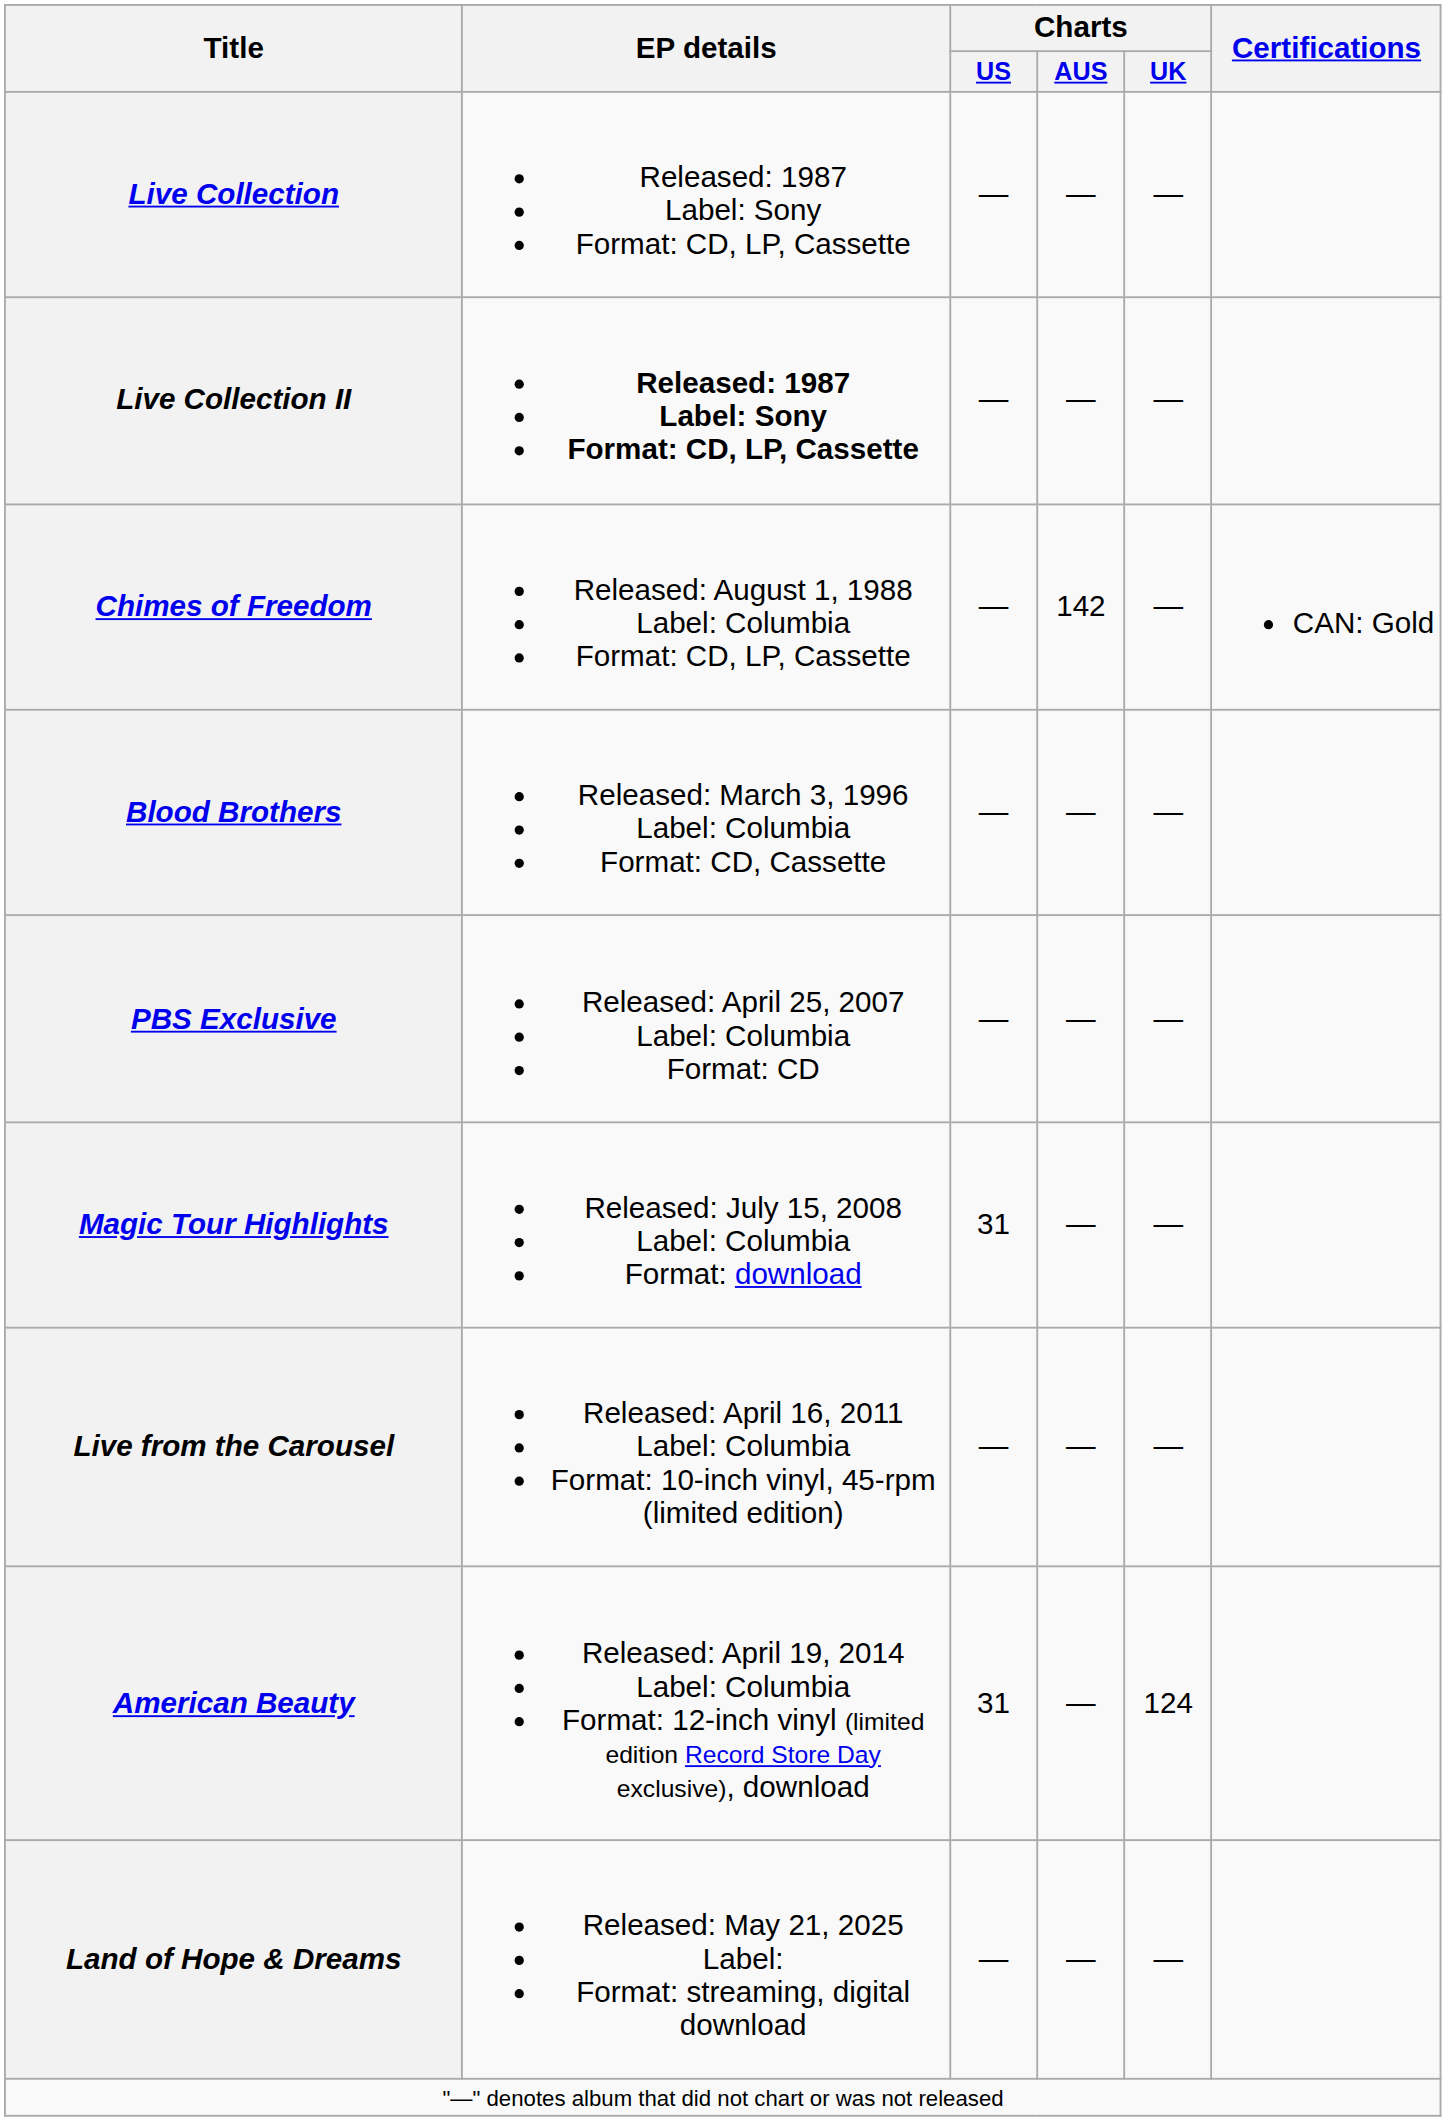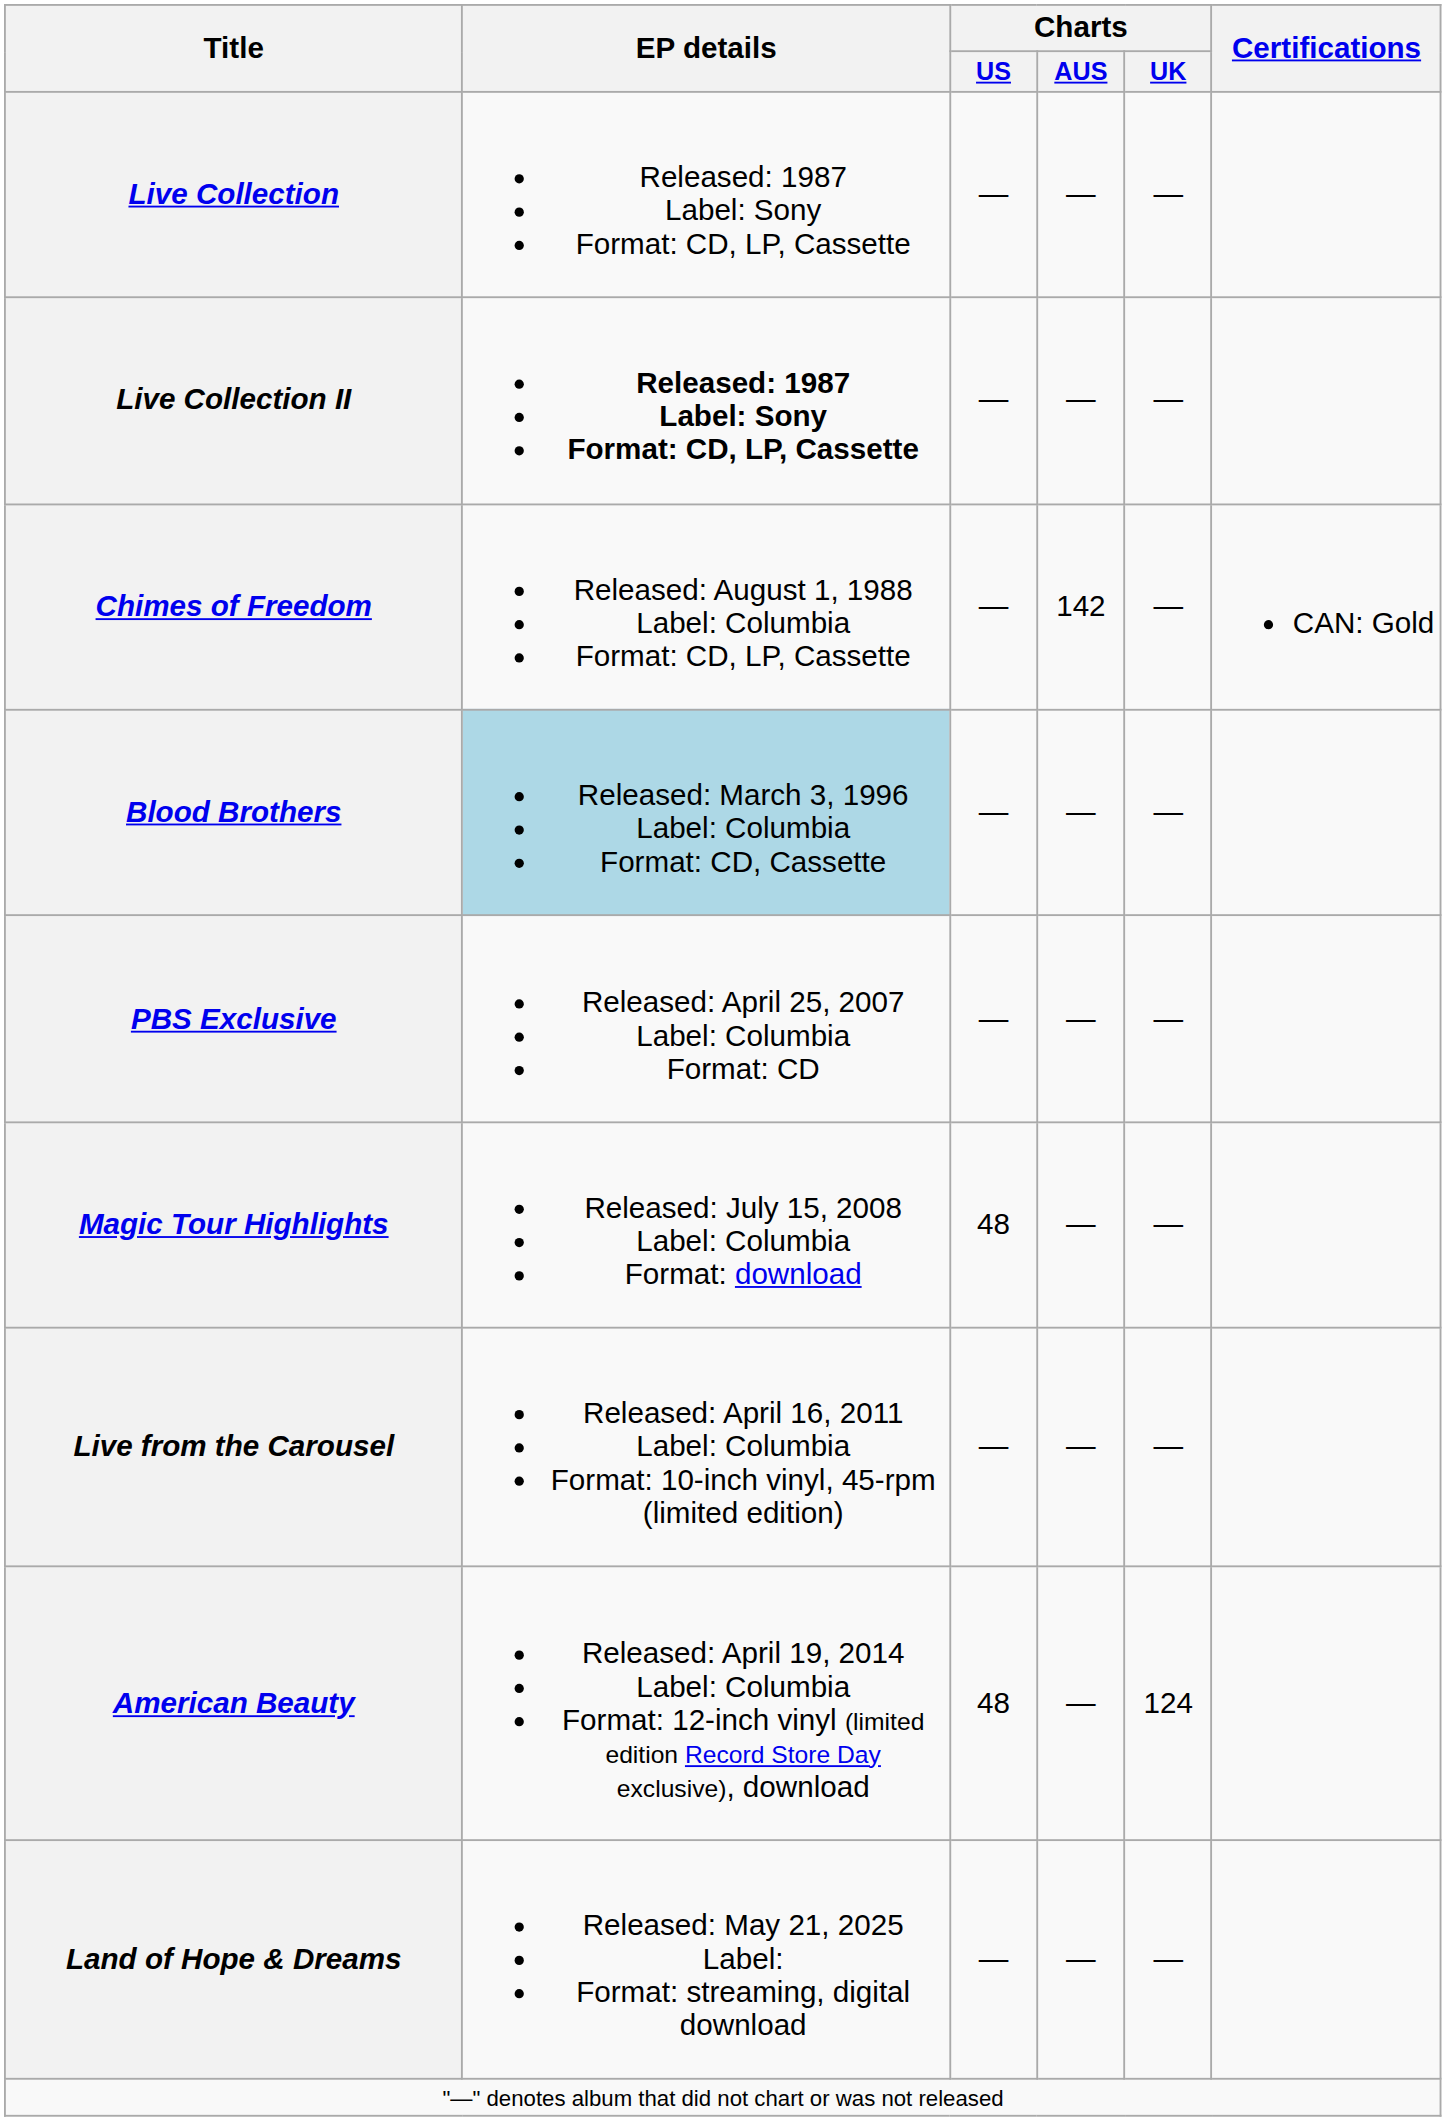(706, 829) no background -> (706, 829) lightblue background
(994, 1224) 31 -> (994, 1224) 48
(994, 1703) 31 -> (994, 1703) 48
